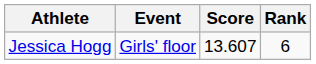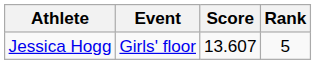(285, 46) 6 -> (285, 46) 5
